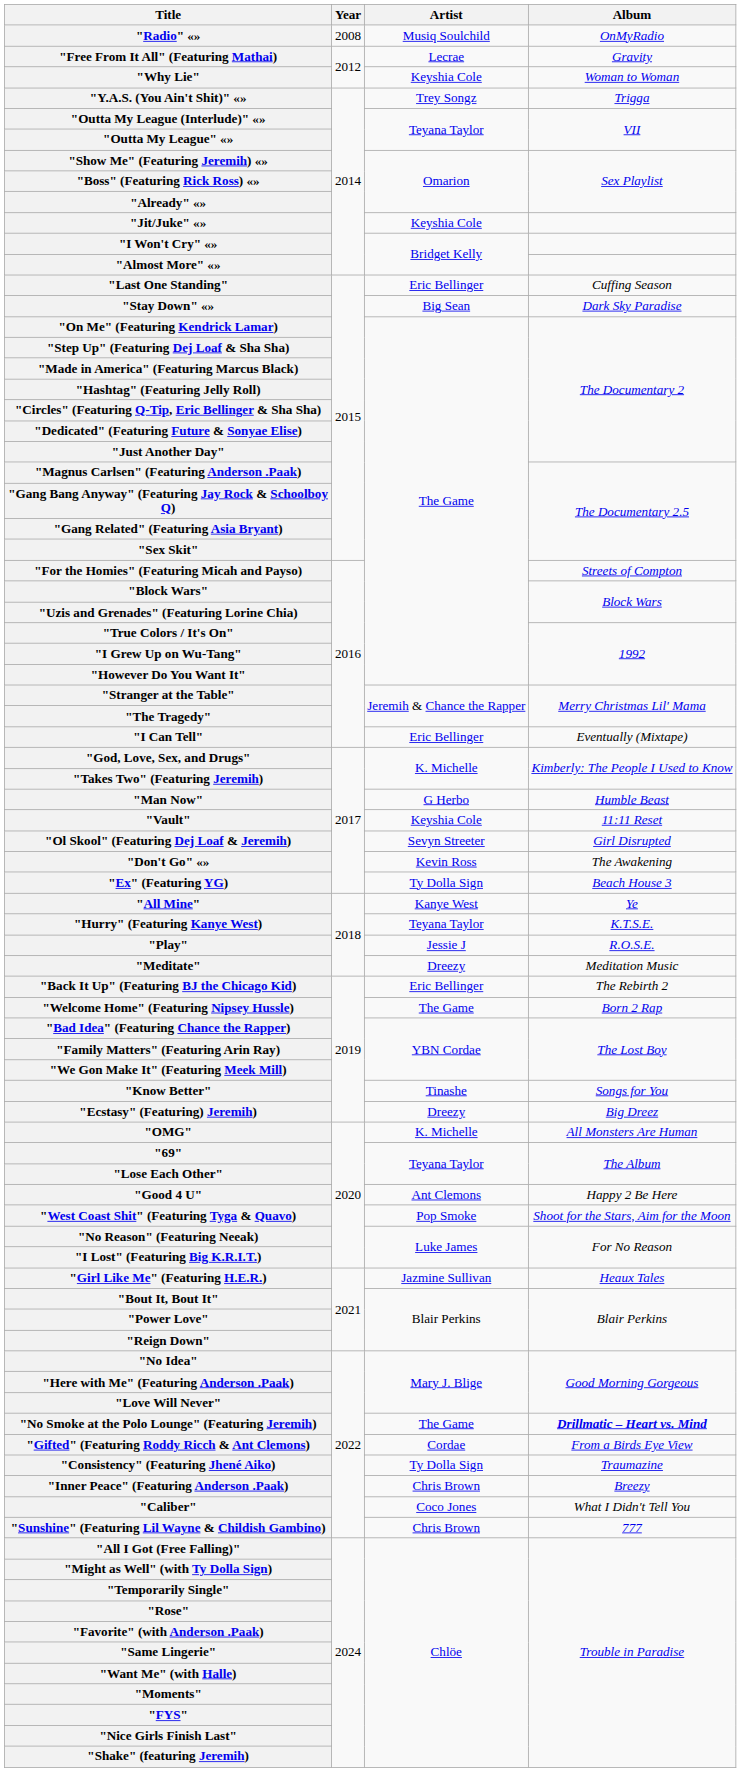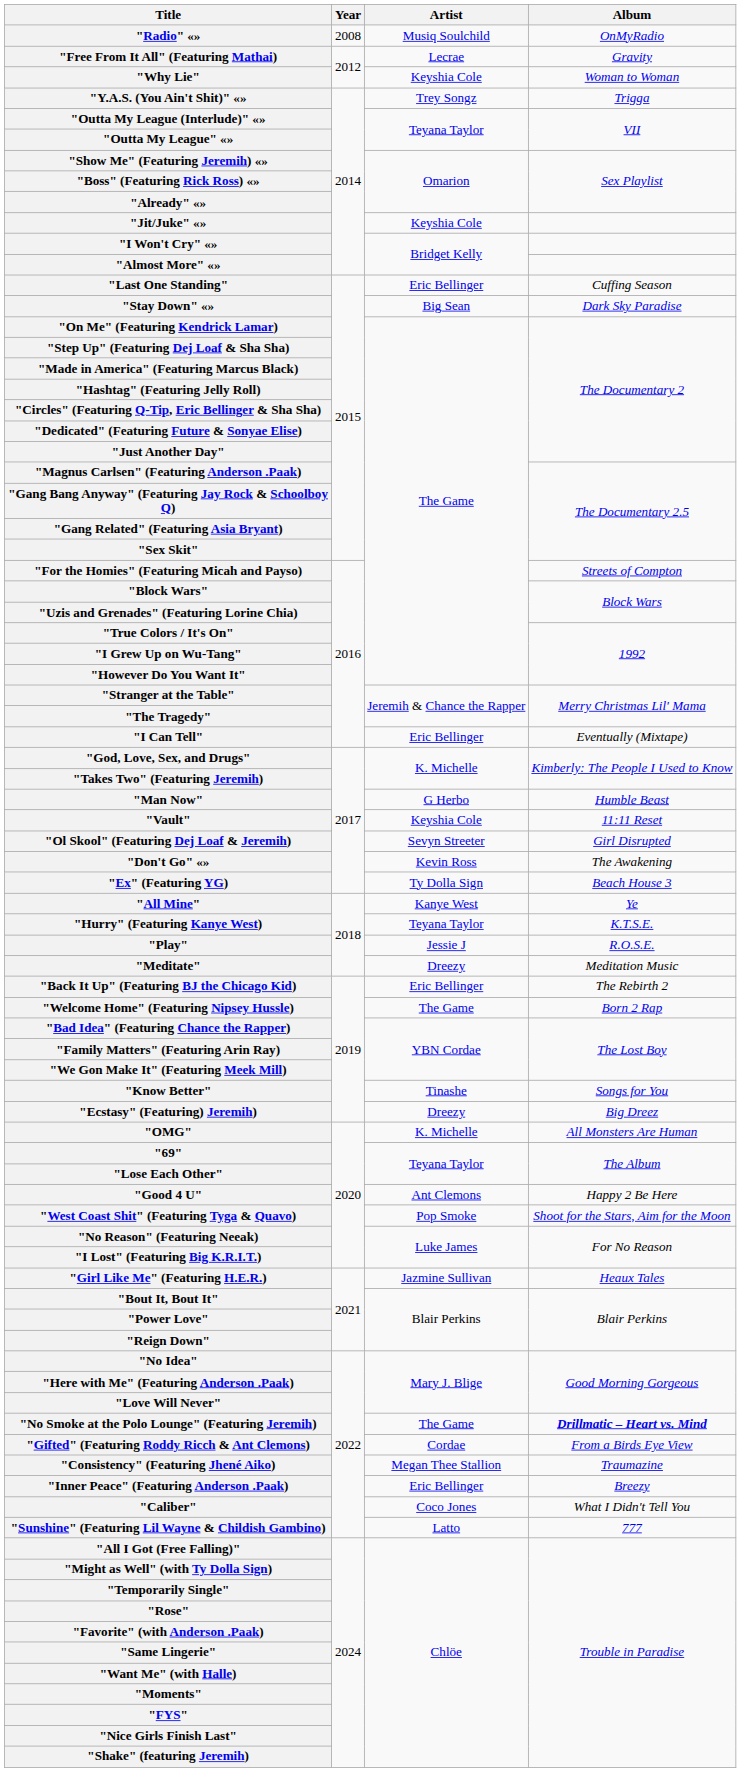(446, 1465) Ty Dolla Sign -> (446, 1465) Megan Thee Stallion
(446, 1486) Chris Brown -> (446, 1486) Eric Bellinger
(446, 1527) Chris Brown -> (446, 1527) Latto
